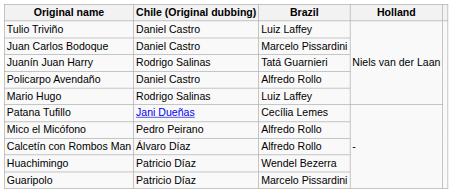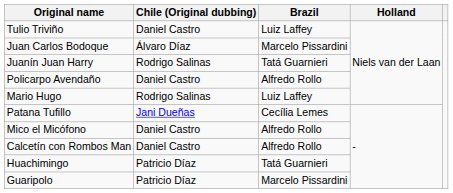(168, 46) Daniel Castro -> (163, 46) Álvaro Díaz
(170, 130) Pedro Peirano -> (168, 130) Daniel Castro
(163, 146) Álvaro Díaz -> (168, 146) Daniel Castro
(299, 163) Wendel Bezerra -> (294, 163) Tatá Guarnieri
